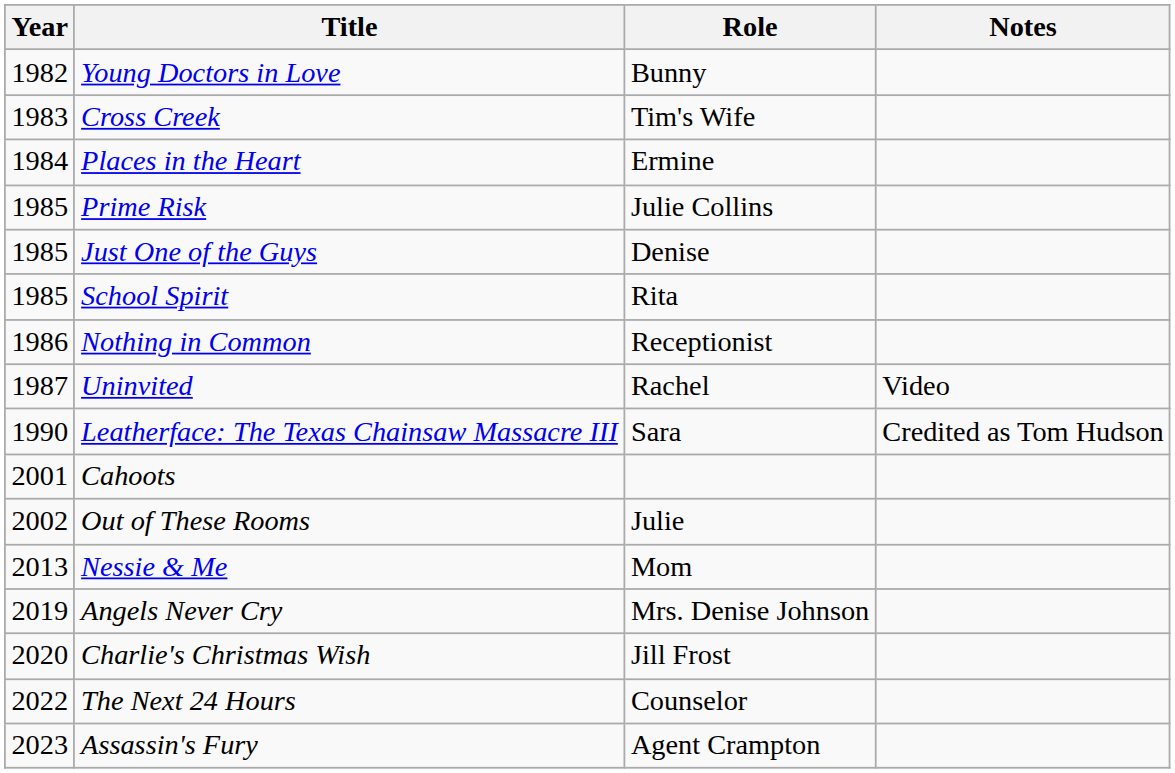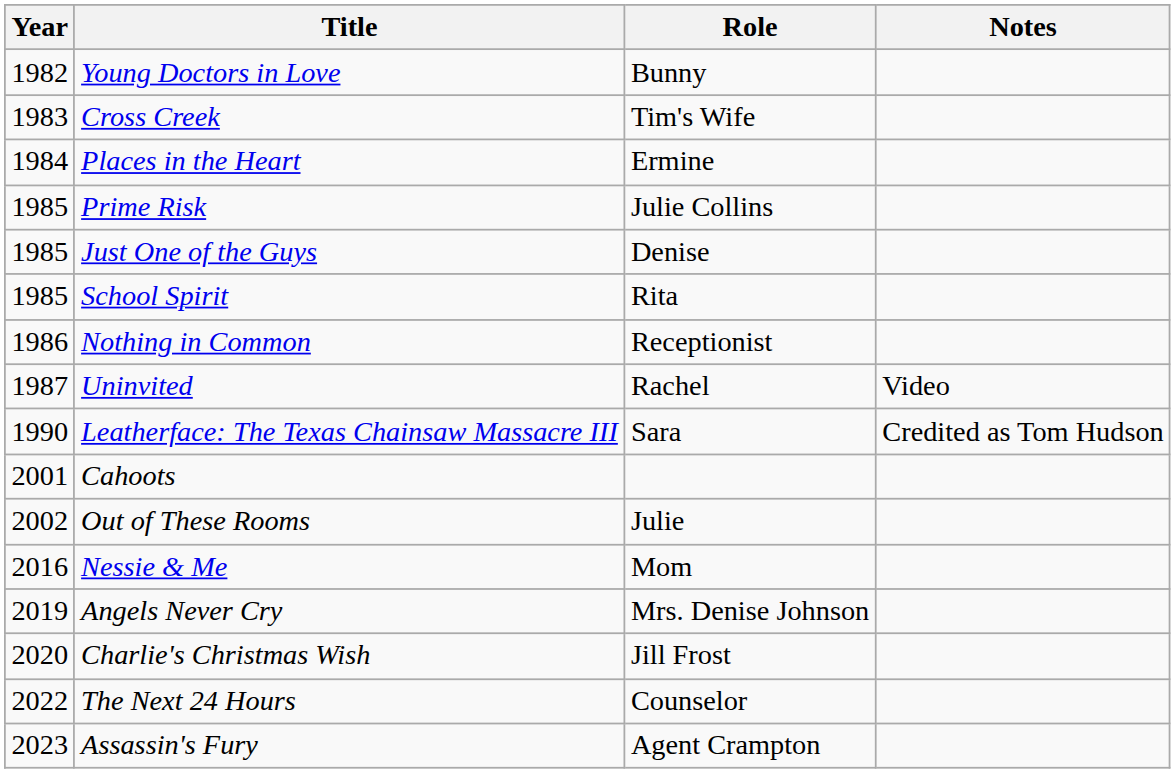(40, 565) 2013 -> (40, 565) 2016
